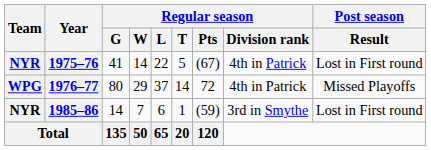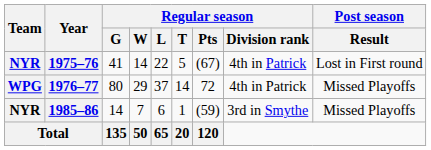(369, 110) Lost in First round -> (369, 110) Missed Playoffs
